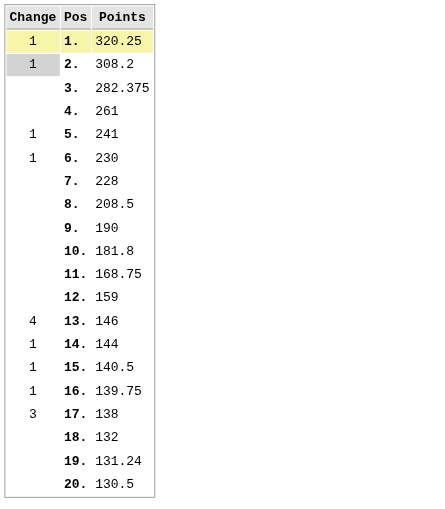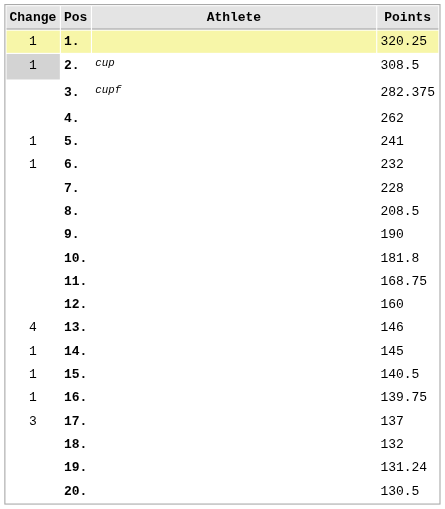+ column: (234, 17)
(115, 65) 308.2 -> (400, 67) 308.5
(107, 112) 261 -> (392, 118) 262
(107, 158) 230 -> (392, 165) 232
(107, 298) 159 -> (392, 305) 160
(107, 345) 144 -> (392, 351) 145
(107, 415) 138 -> (392, 421) 137
